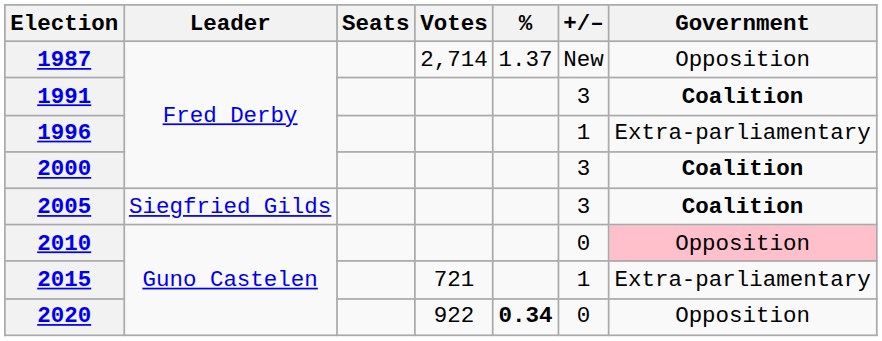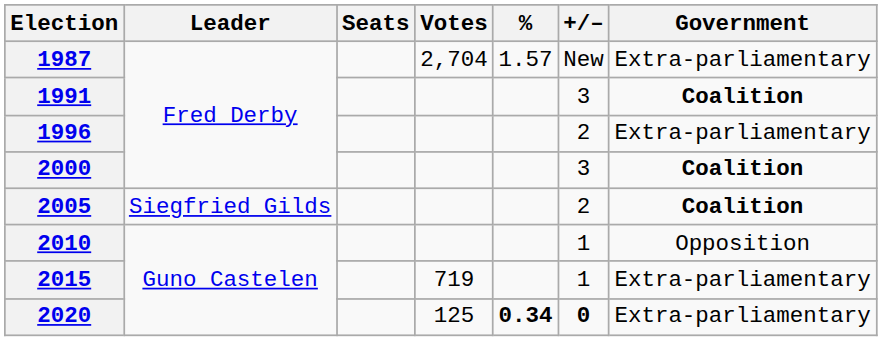(454, 60) 2,714 -> (454, 60) 2,704
(525, 60) 1.37 -> (525, 60) 1.57
(743, 60) Opposition -> (743, 60) Extra-parliamentary
(583, 133) 1 -> (583, 133) 2
(583, 206) 3 -> (583, 206) 2
(583, 243) 0 -> (583, 243) 1
(743, 243) pink background -> (743, 243) no background
(454, 280) 721 -> (454, 280) 719
(454, 316) 922 -> (454, 316) 125
(583, 316) normal -> (583, 316) bold
(743, 316) Opposition -> (743, 316) Extra-parliamentary
